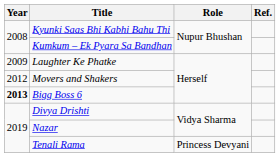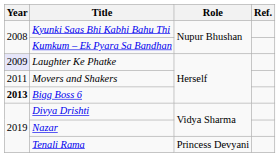(17, 62) no background -> (17, 62) lavender background
(17, 78) 2012 -> (17, 78) 2011
